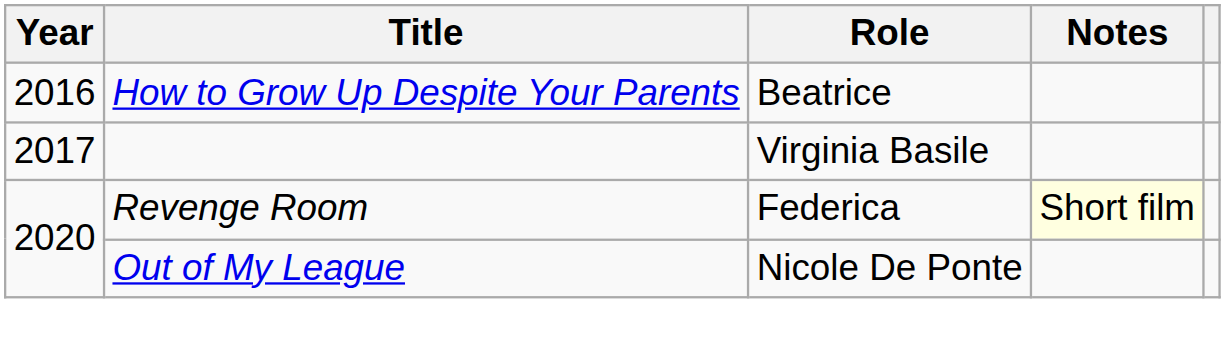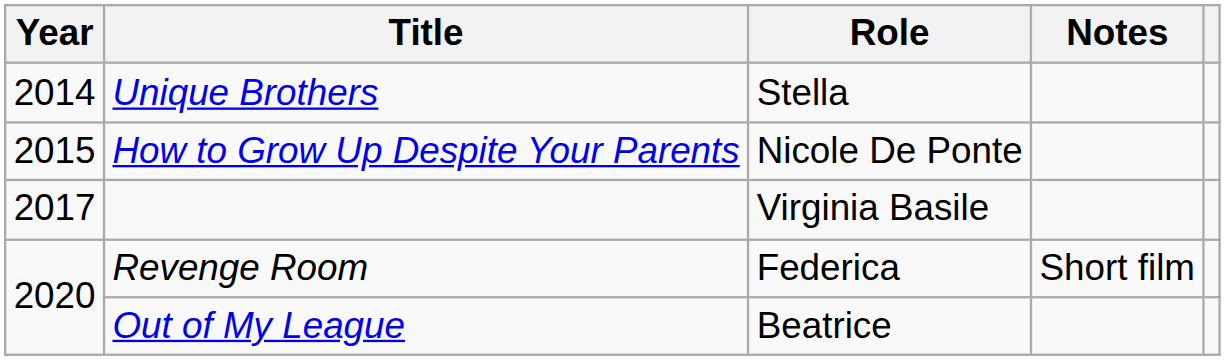+ row: (245, 92)
(55, 92) 2016 -> (55, 150) 2015
(824, 92) Beatrice -> (890, 150) Nicole De Ponte
(1117, 208) lightyellow background -> (1117, 267) no background
(890, 267) Nicole De Ponte -> (824, 325) Beatrice
